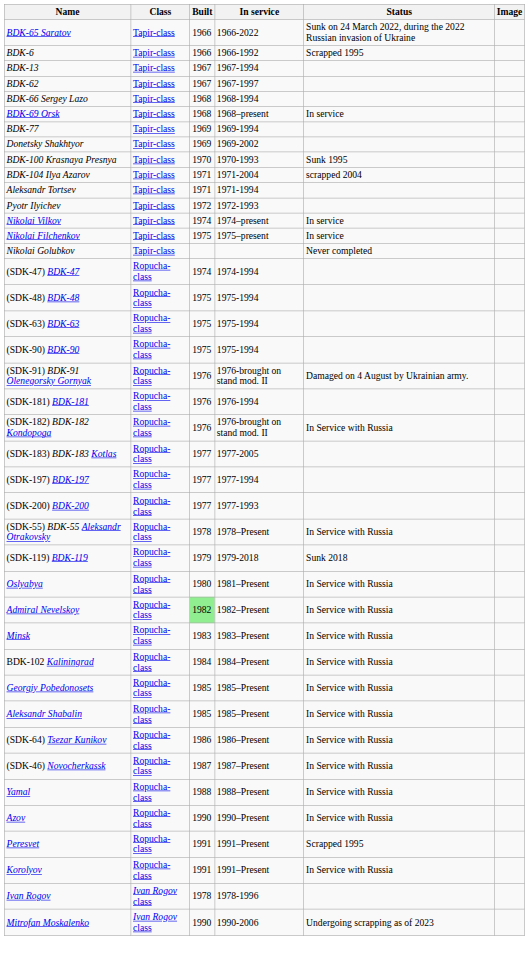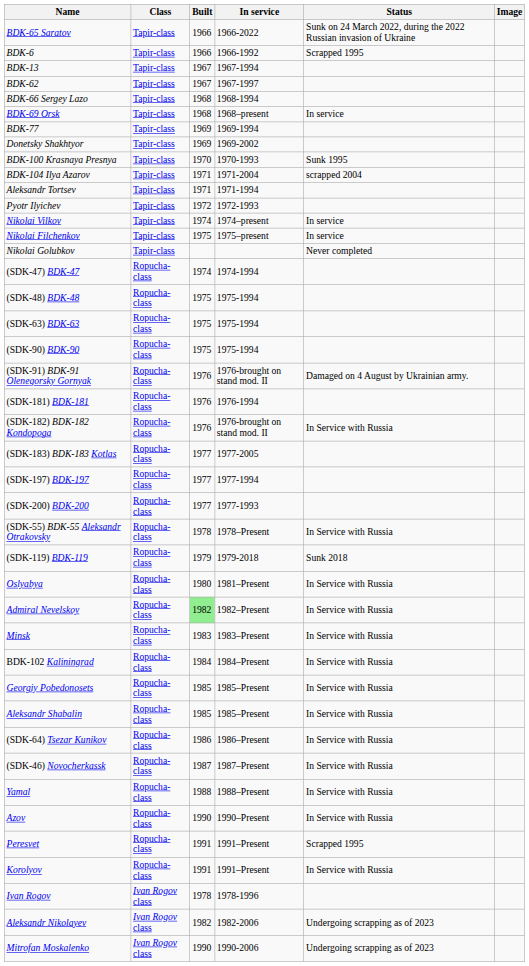+ row: (46, 922)
